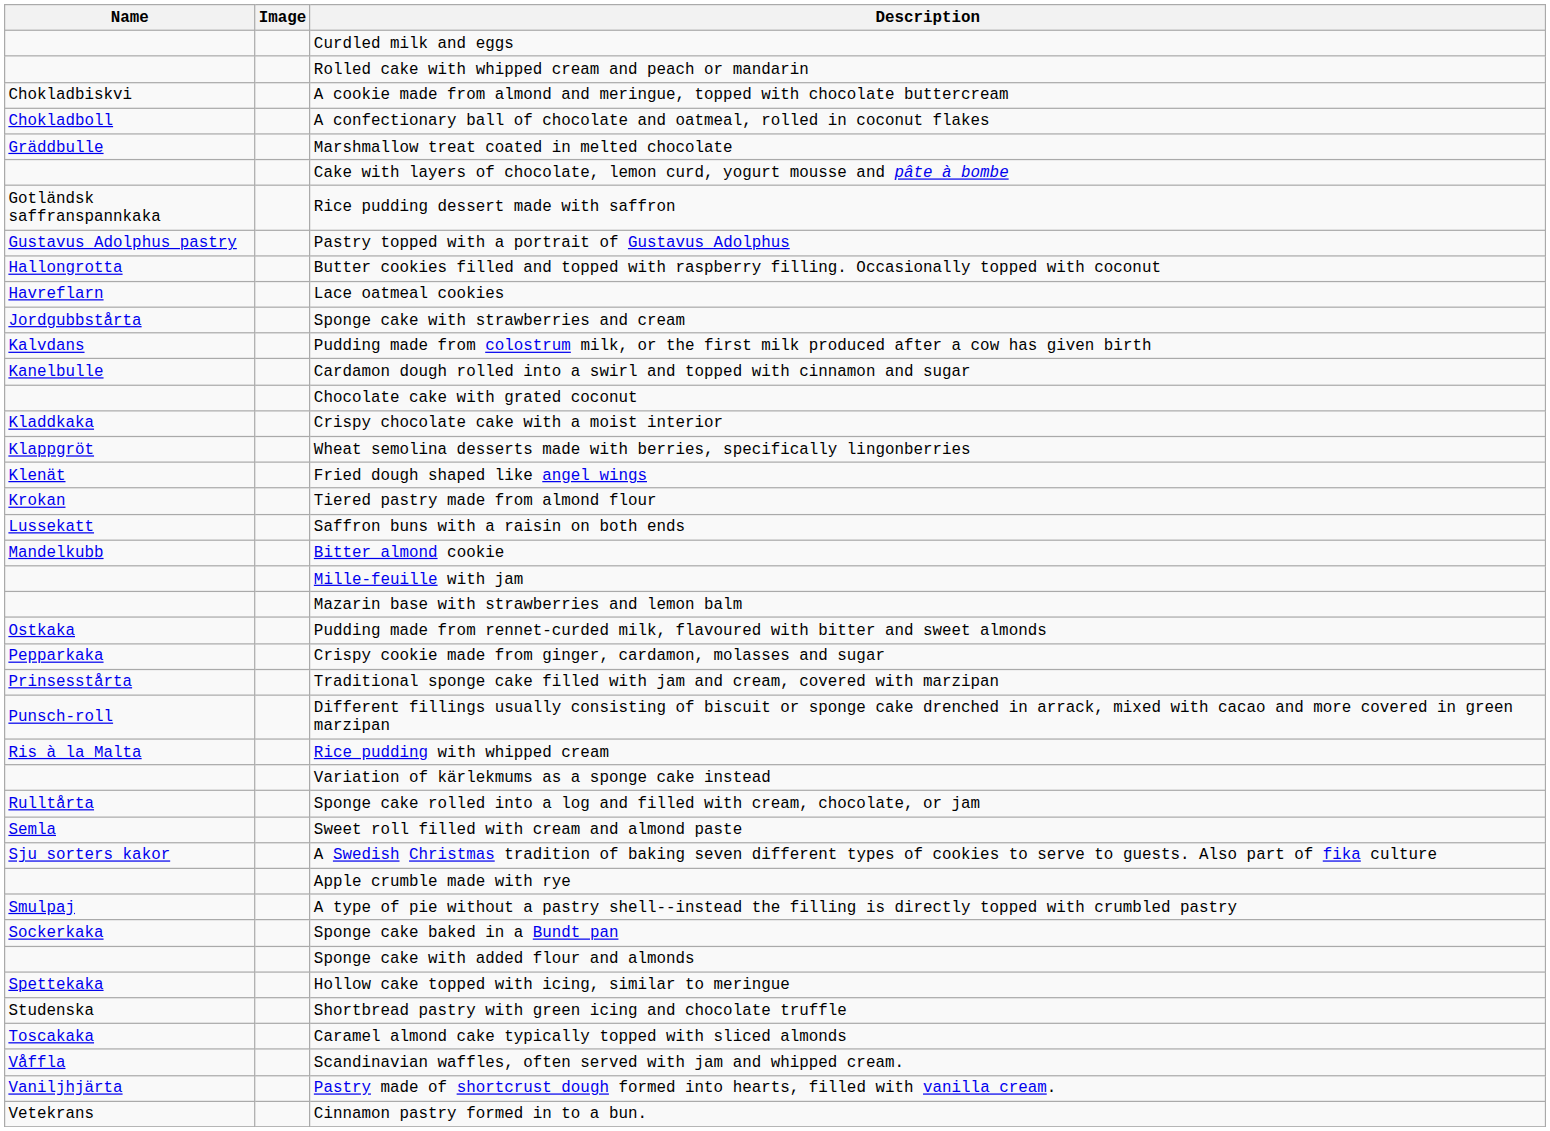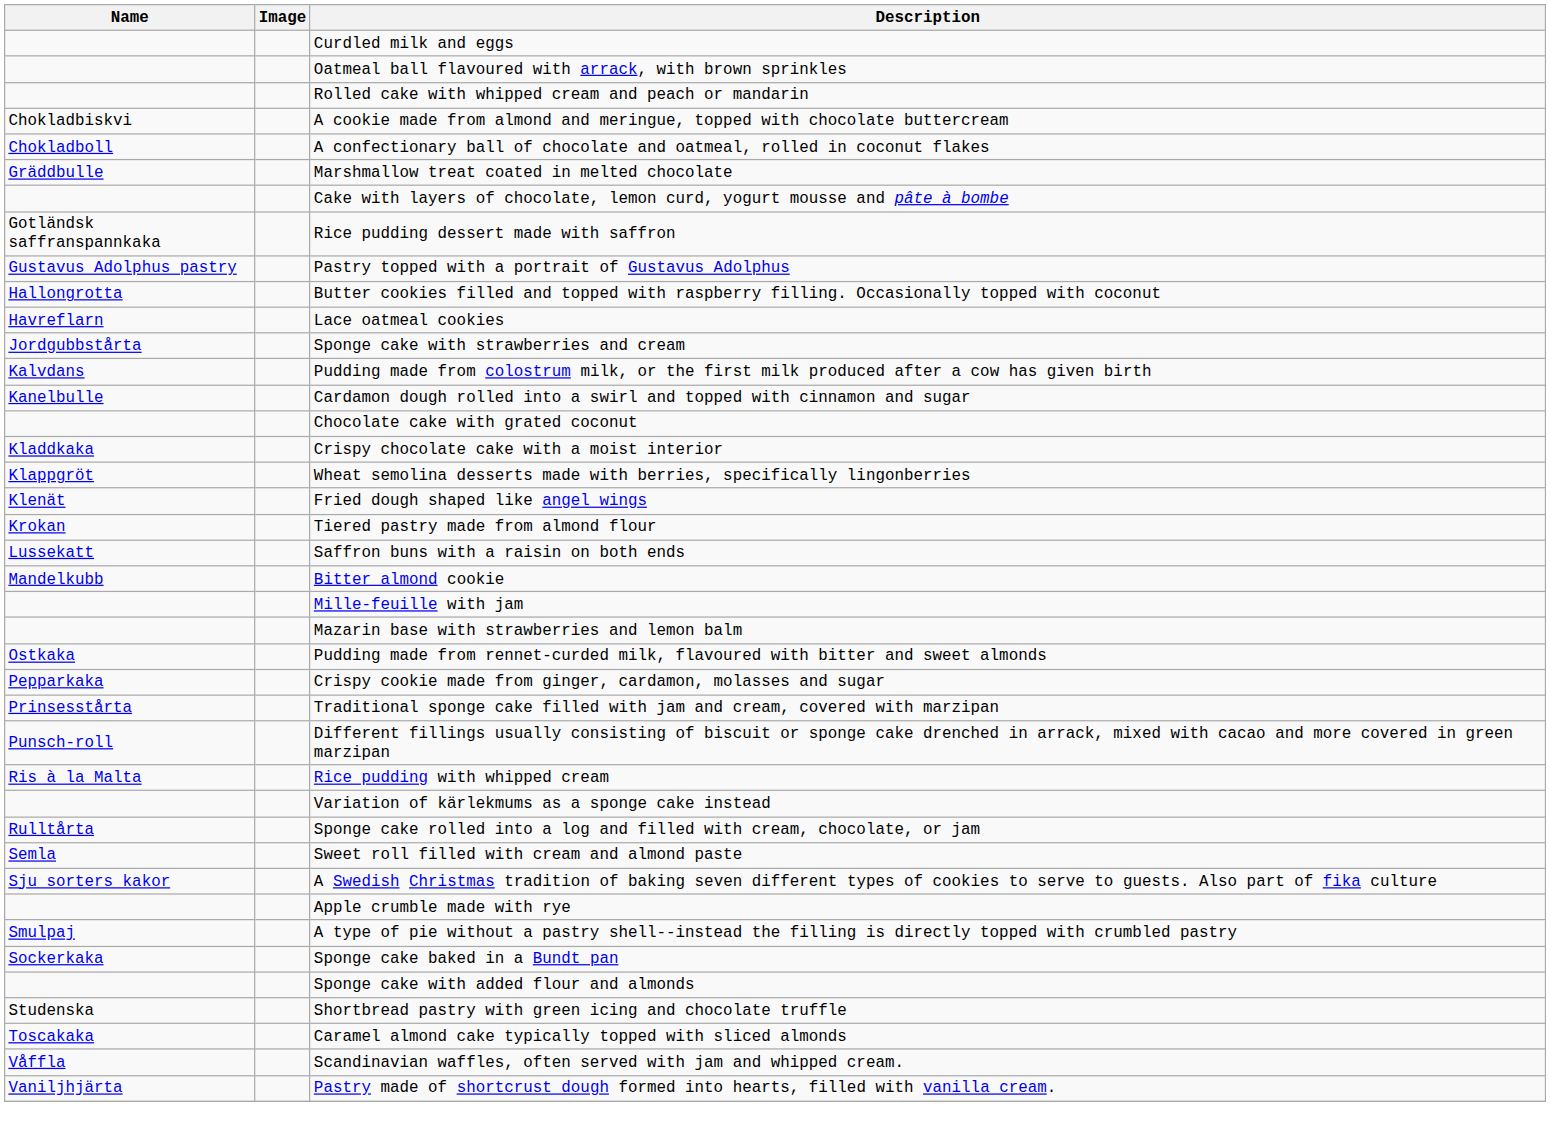+ row: (580, 69)
- row: (552, 985)
- row: (480, 1114)
